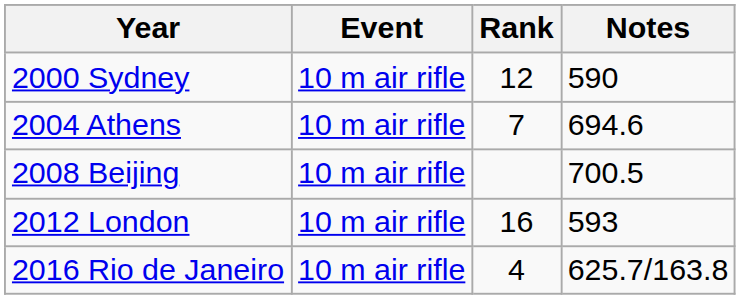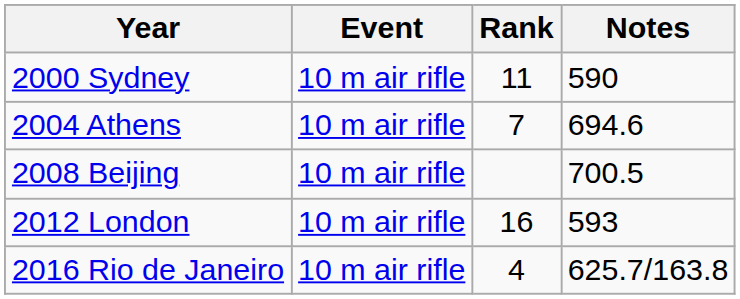(517, 76) 12 -> (517, 76) 11
